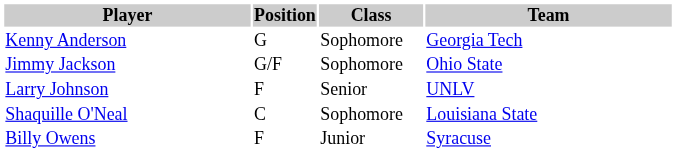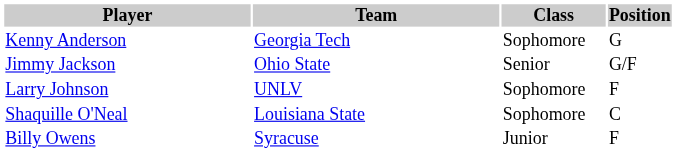columns swapped: (285, 15) <-> (548, 15)
(362, 64) Sophomore -> (526, 64) Senior
(344, 89) Senior -> (544, 89) Sophomore
